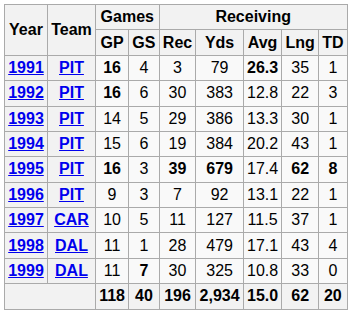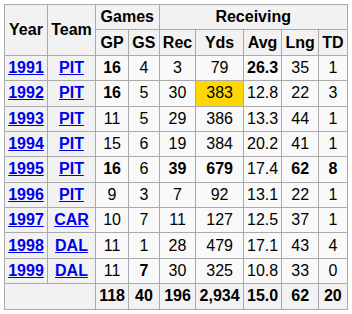(144, 93) 6 -> (144, 93) 5
(220, 93) no background -> (220, 93) gold background
(112, 118) 14 -> (112, 118) 11
(300, 118) 30 -> (300, 118) 44
(300, 144) 43 -> (300, 144) 41
(144, 169) 3 -> (144, 169) 6
(144, 220) 5 -> (144, 220) 7
(263, 220) 11.5 -> (263, 220) 12.5
